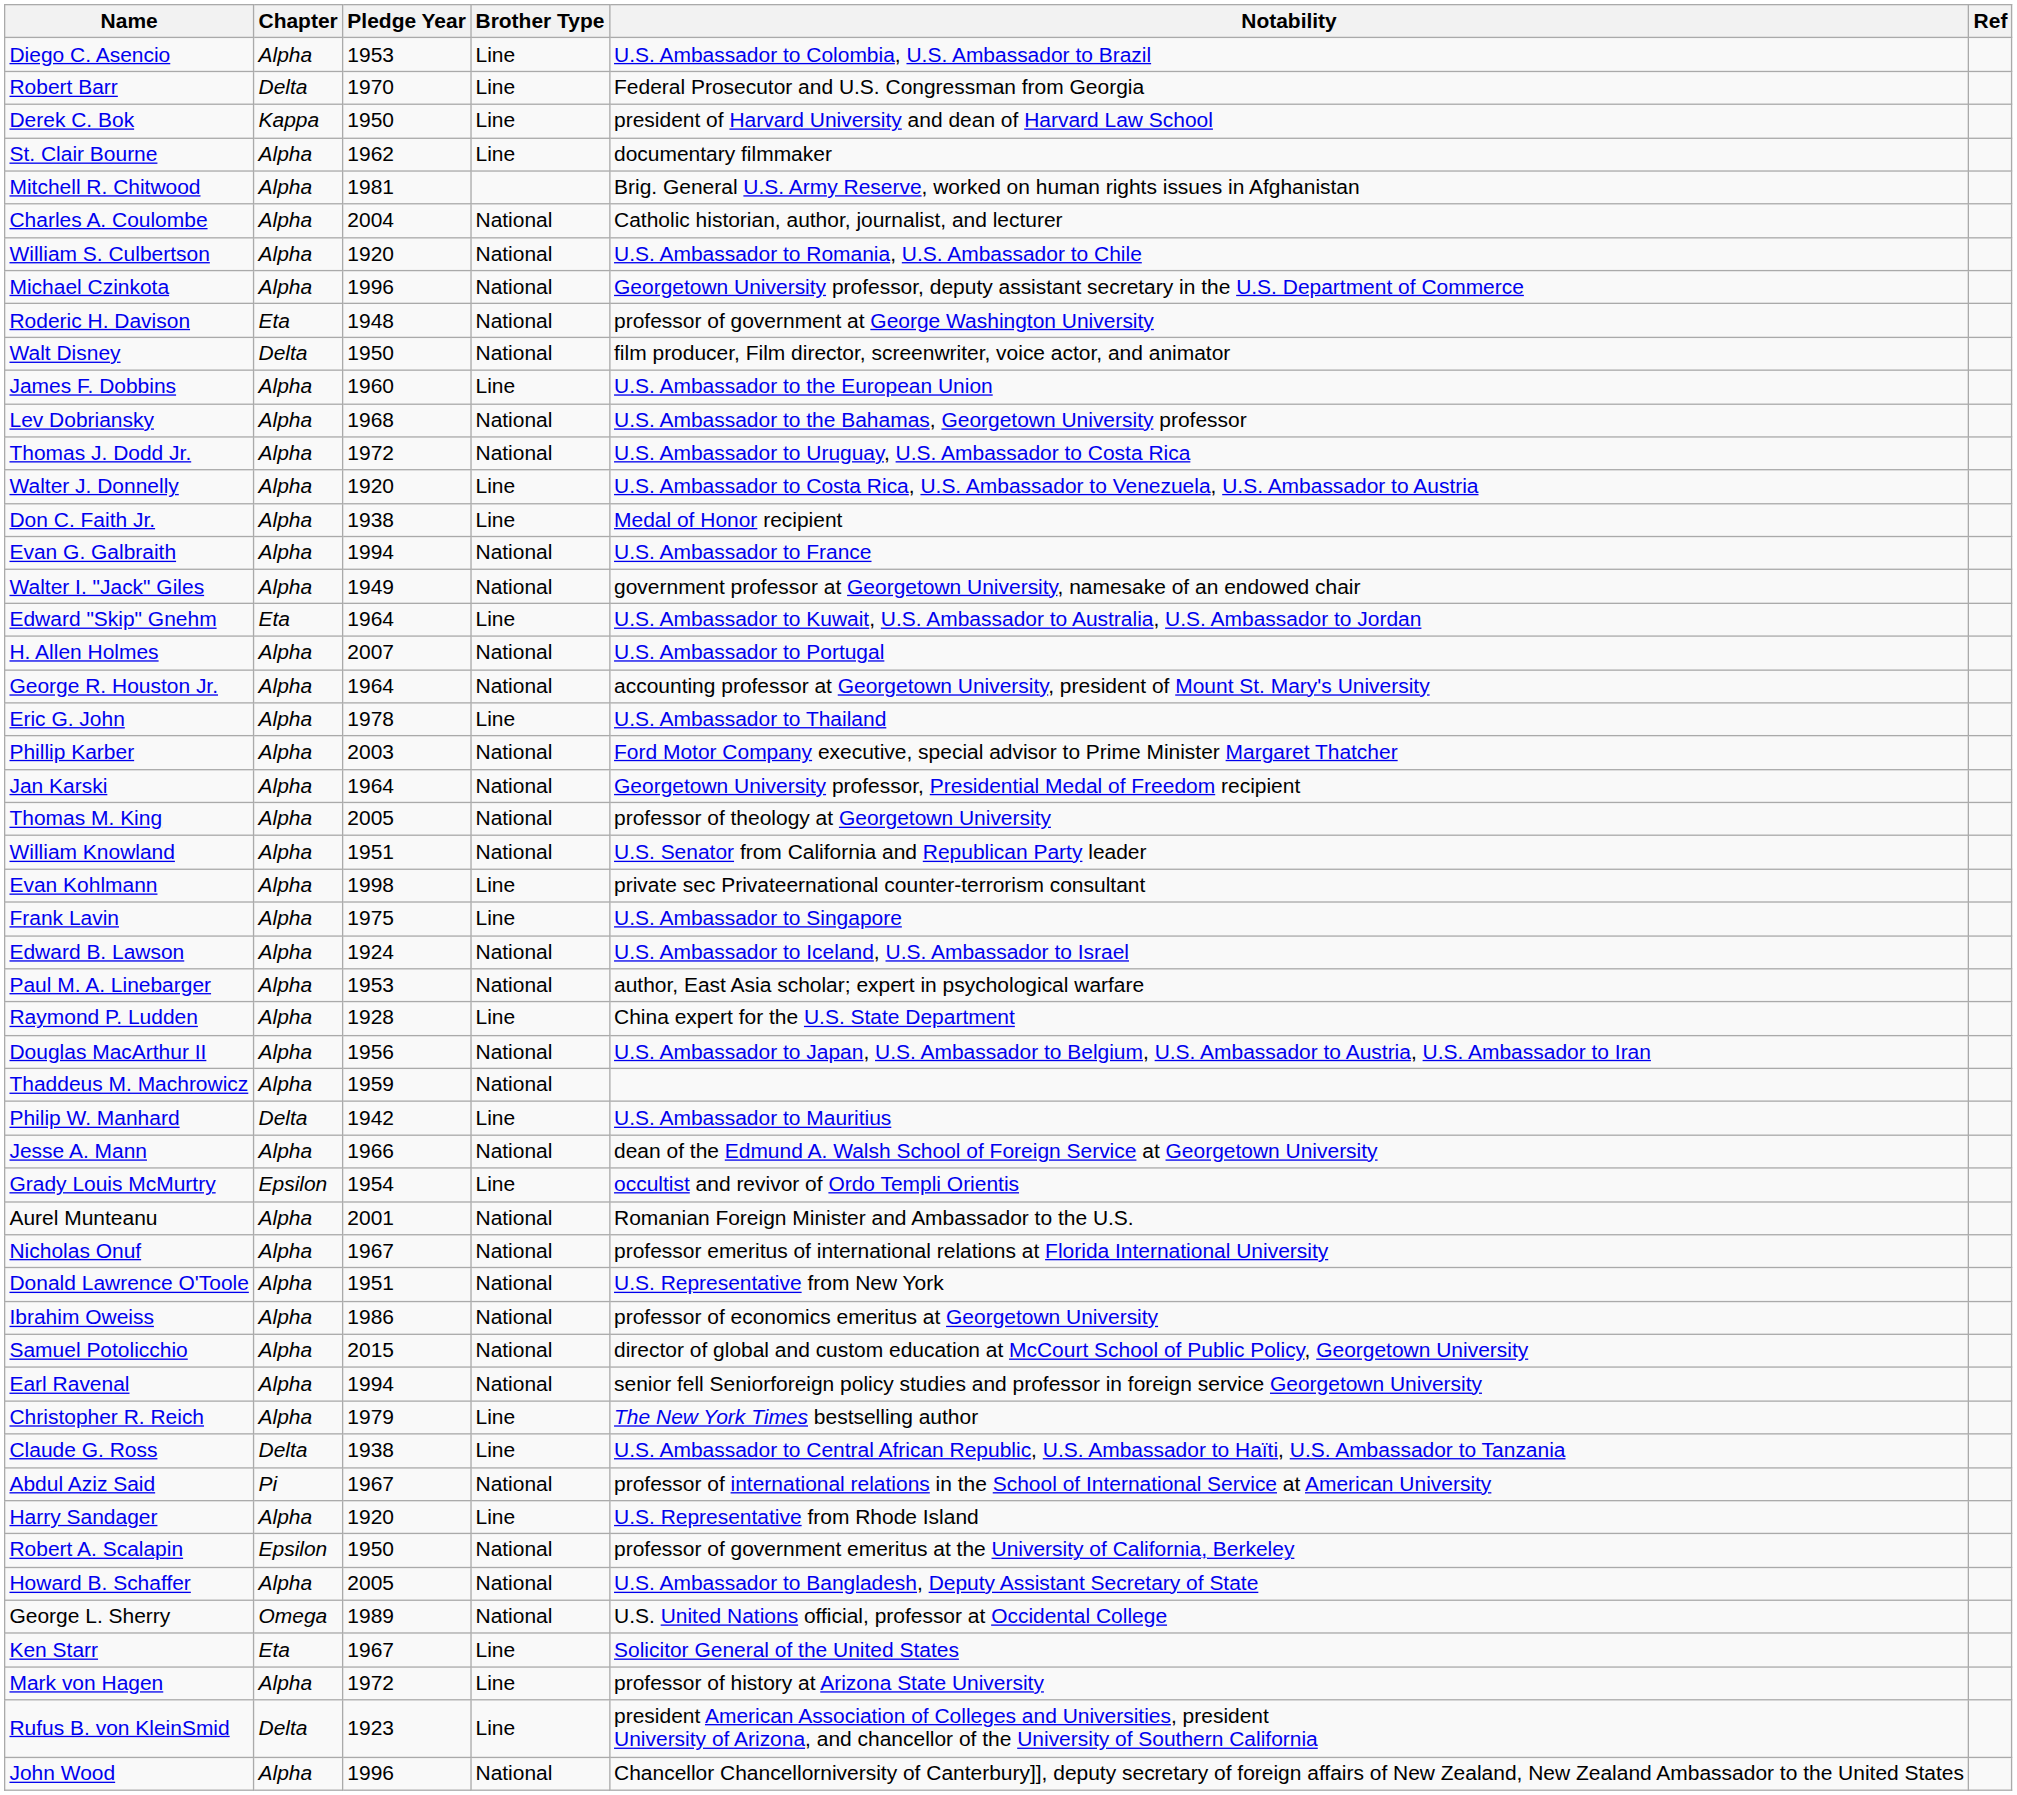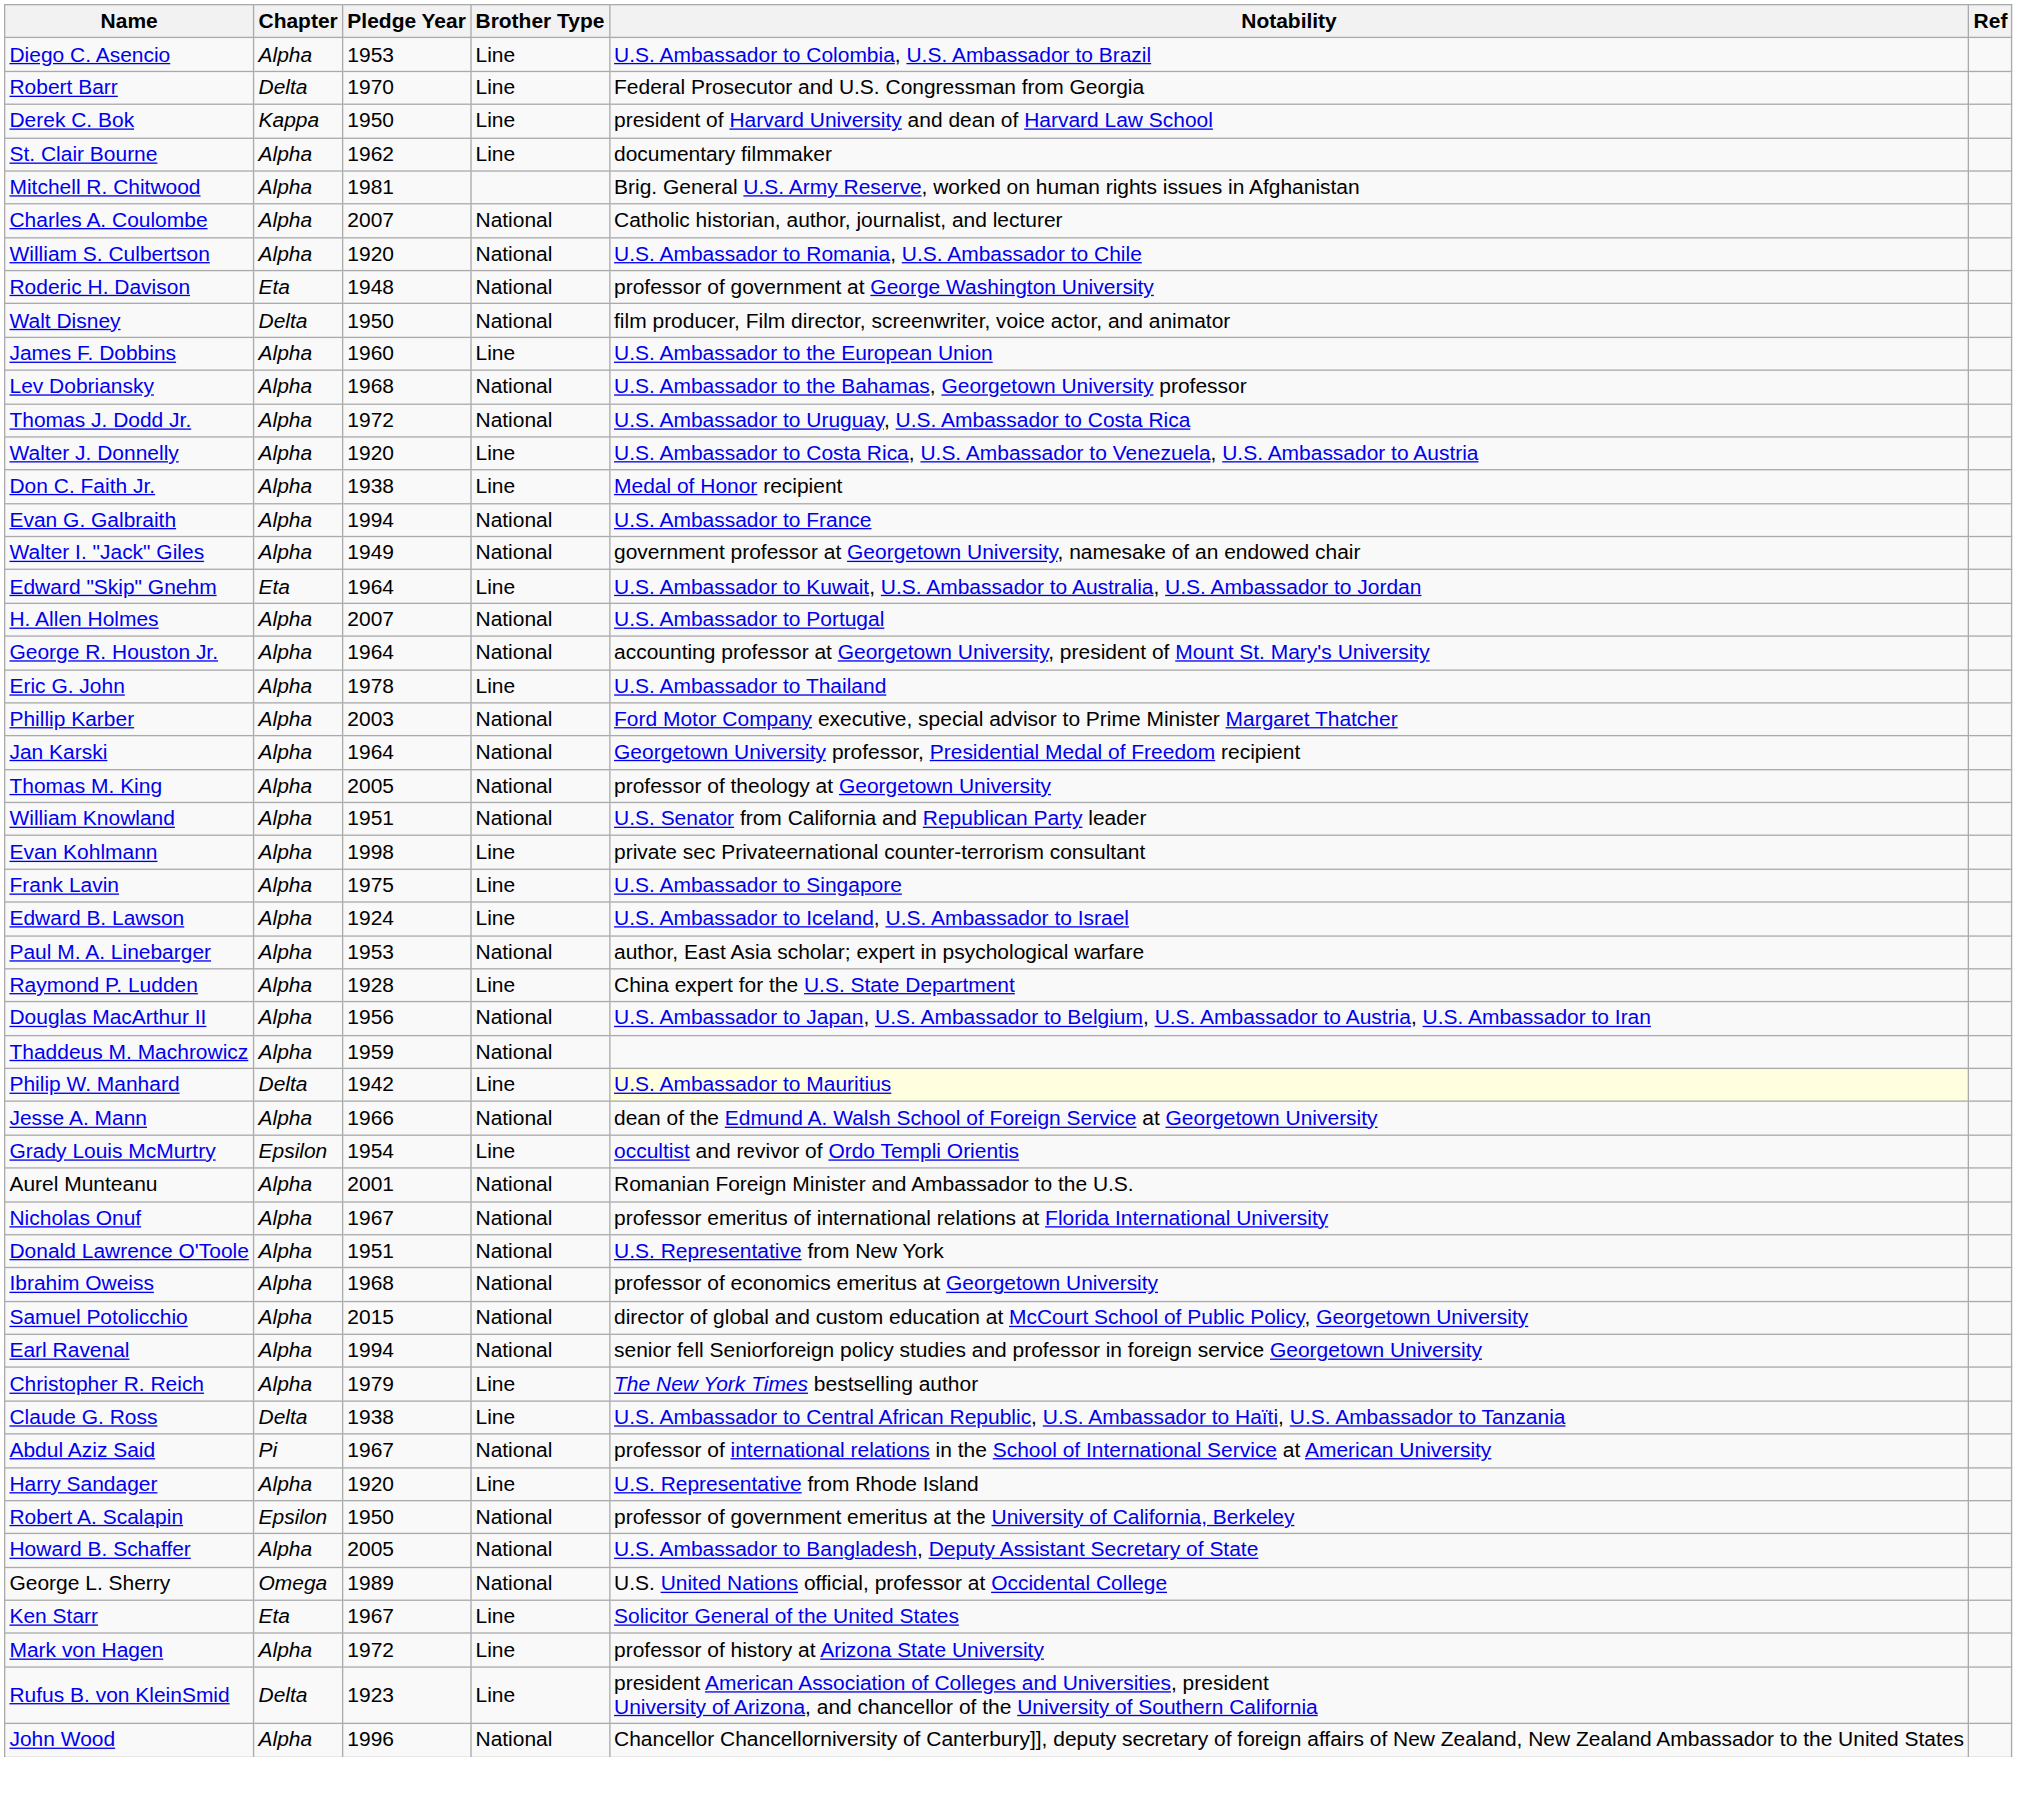(371, 220) 2004 -> (371, 220) 2007
- row: (89, 287)
(514, 951) National -> (495, 918) Line
(753, 1118) no background -> (753, 1084) lightyellow background
(371, 1317) 1986 -> (371, 1284) 1968
